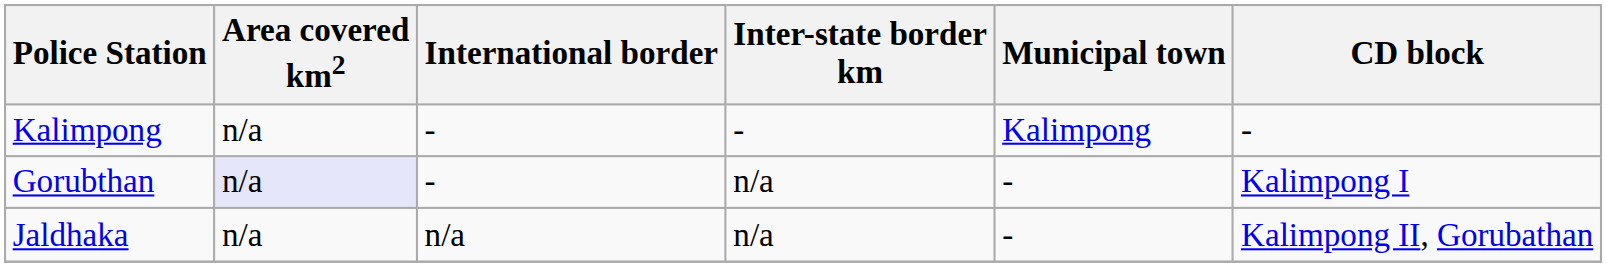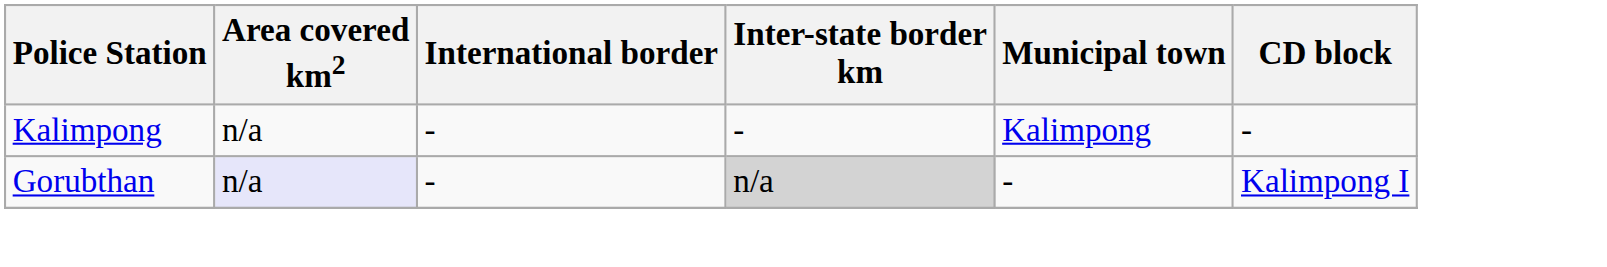(754, 182) no background -> (754, 182) lightgrey background
- row: (71, 234)
